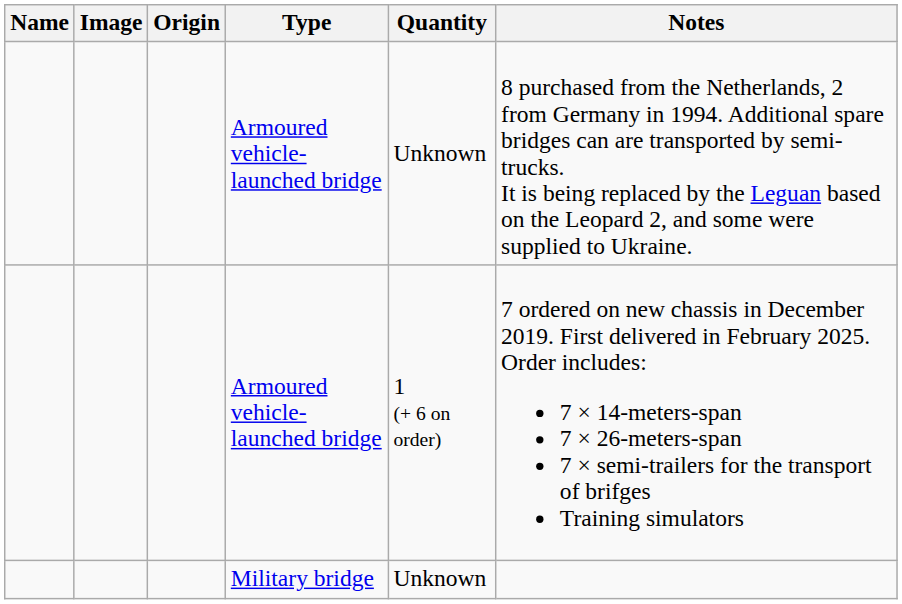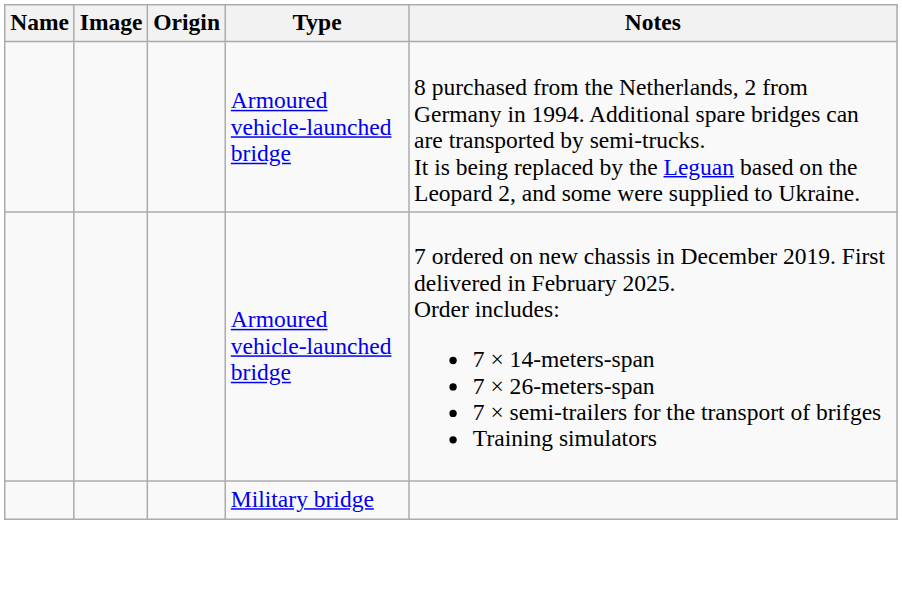- column: (442, 23)
